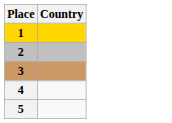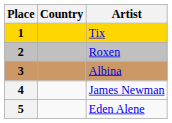+ column: (127, 14)
